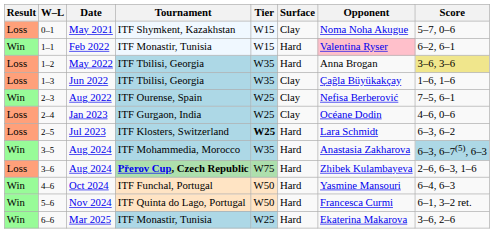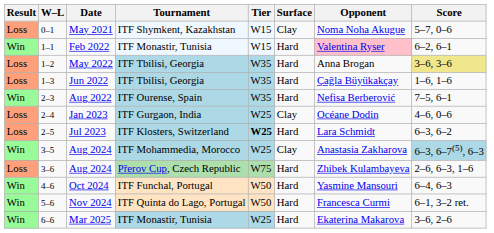(290, 81) Clay -> (288, 81) Hard
(264, 98) W25 -> (261, 98) W35
(290, 98) Clay -> (288, 98) Hard
(264, 150) W35 -> (261, 150) W25
(291, 150) Hard -> (287, 150) Clay
(183, 168) bold -> (179, 168) normal
